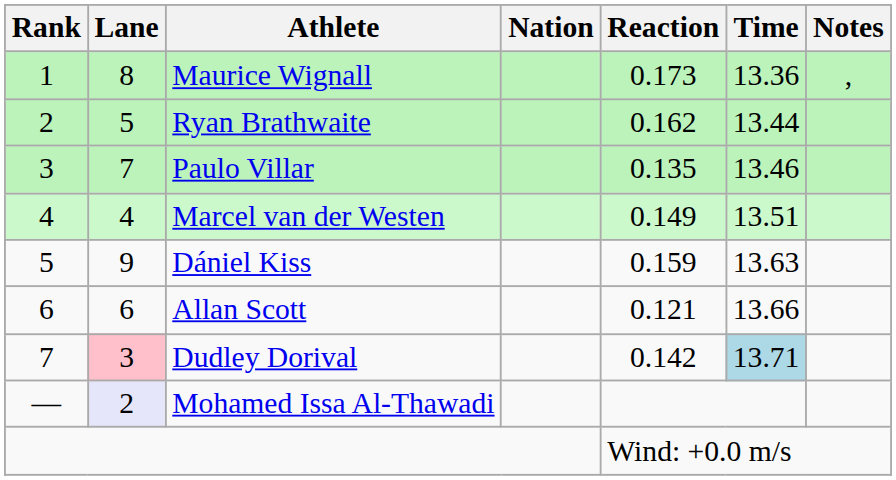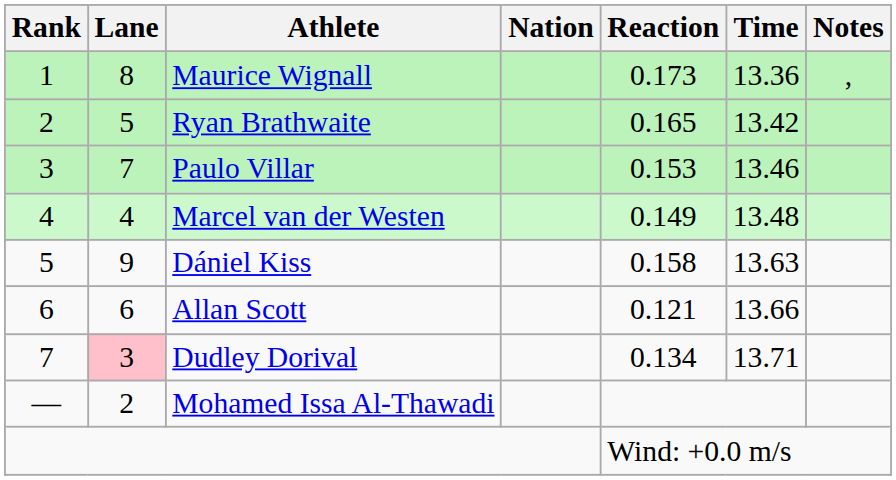(663, 121) 0.162 -> (663, 121) 0.165
(766, 121) 13.44 -> (766, 121) 13.42
(663, 168) 0.135 -> (663, 168) 0.153
(766, 215) 13.51 -> (766, 215) 13.48
(663, 262) 0.159 -> (663, 262) 0.158
(663, 356) 0.142 -> (663, 356) 0.134
(766, 356) lightblue background -> (766, 356) no background
(127, 403) lavender background -> (127, 403) no background
